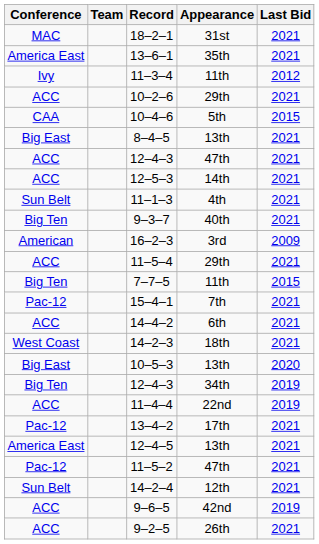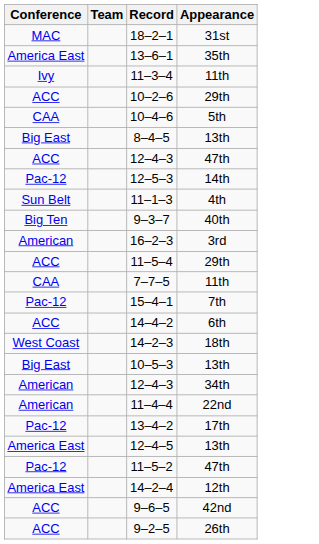- column: (286, 14)
(46, 179) ACC -> (46, 179) Pac-12
(46, 281) Big Ten -> (46, 281) CAA
(46, 384) Big Ten -> (46, 384) American
(46, 405) ACC -> (46, 405) American
(46, 487) Sun Belt -> (46, 487) America East
